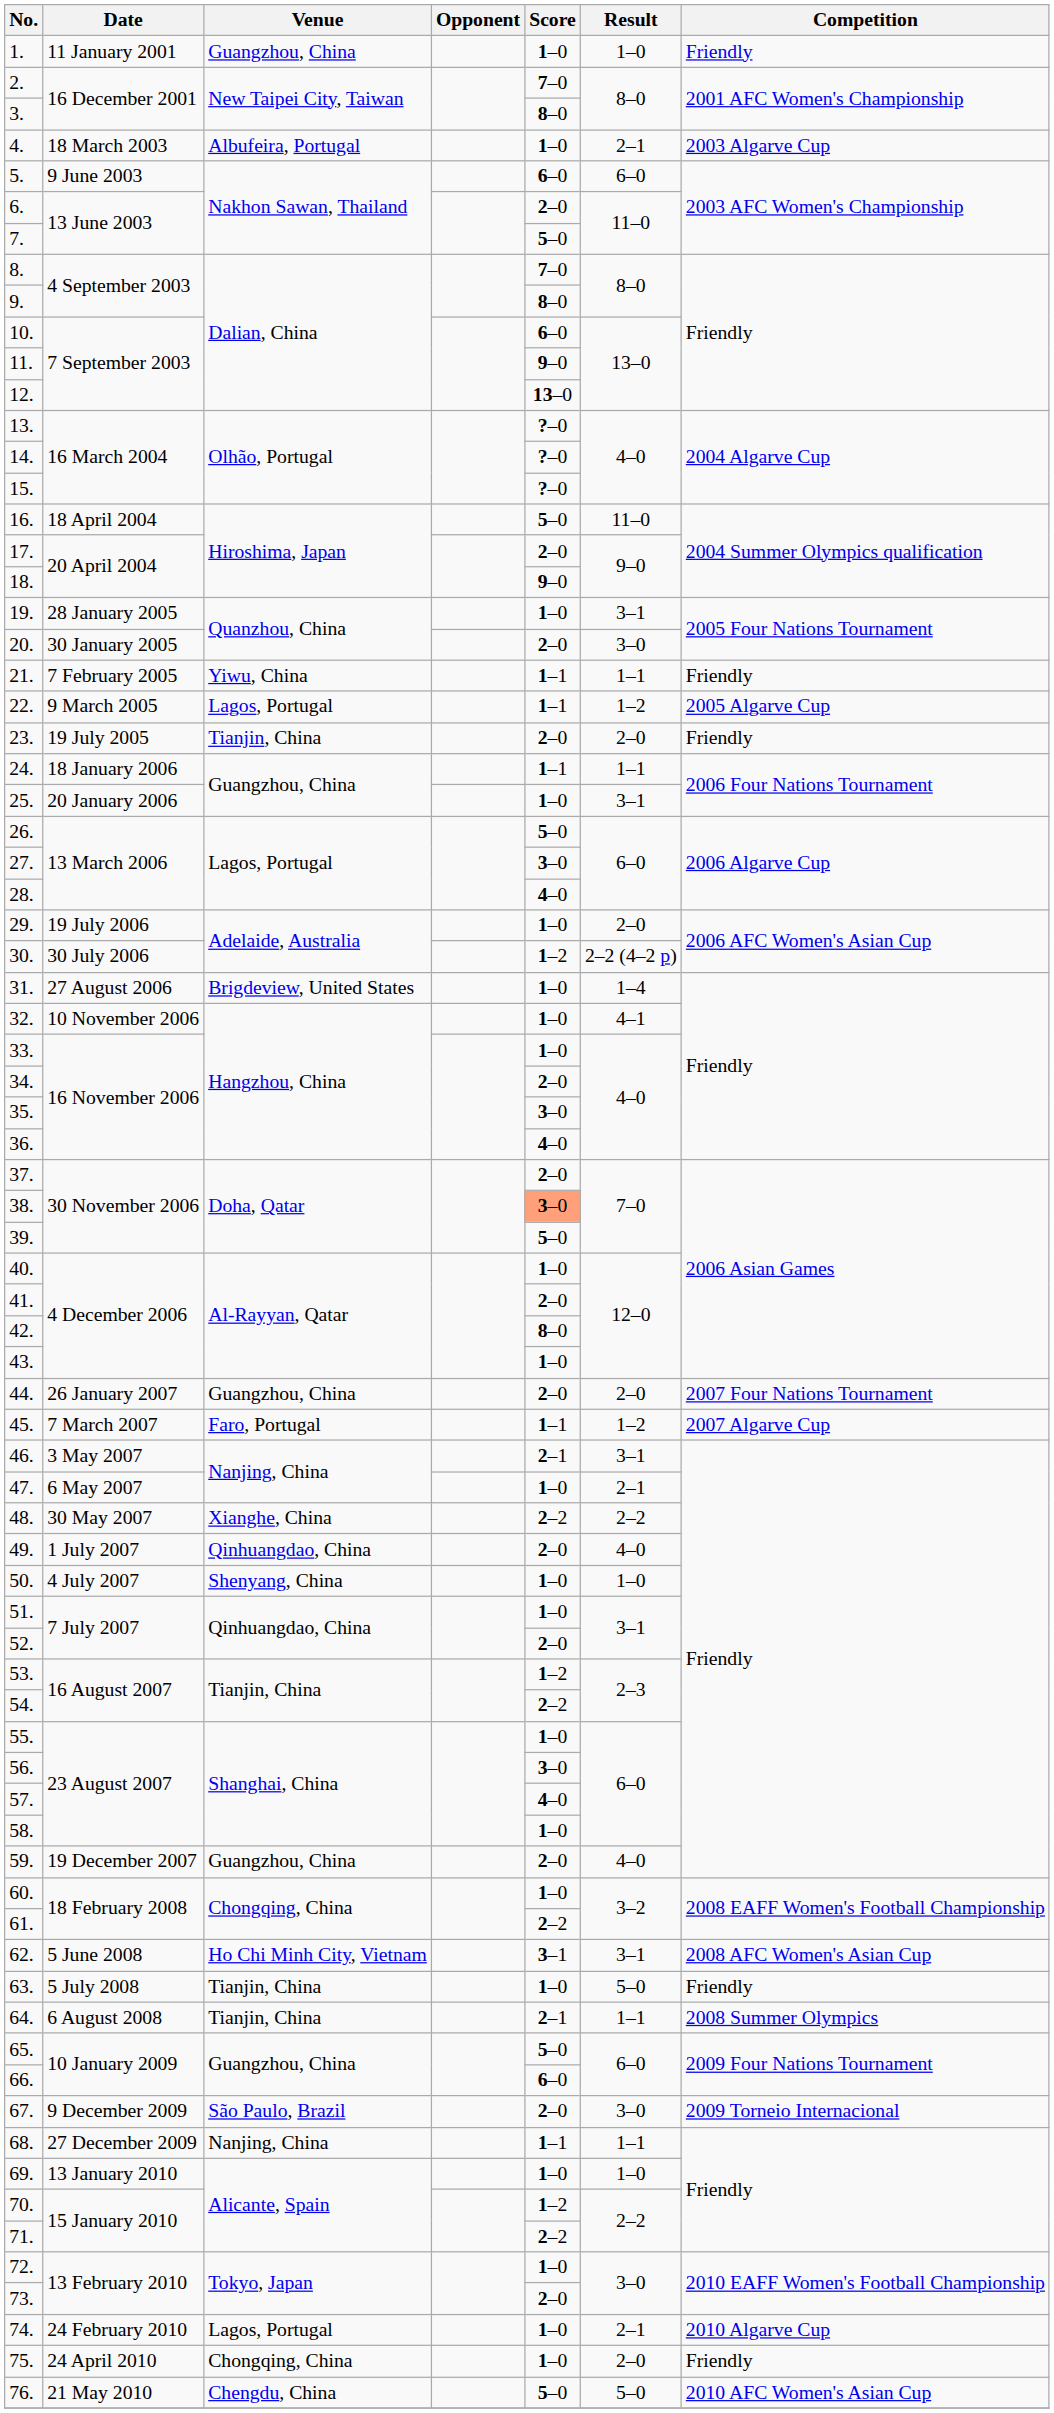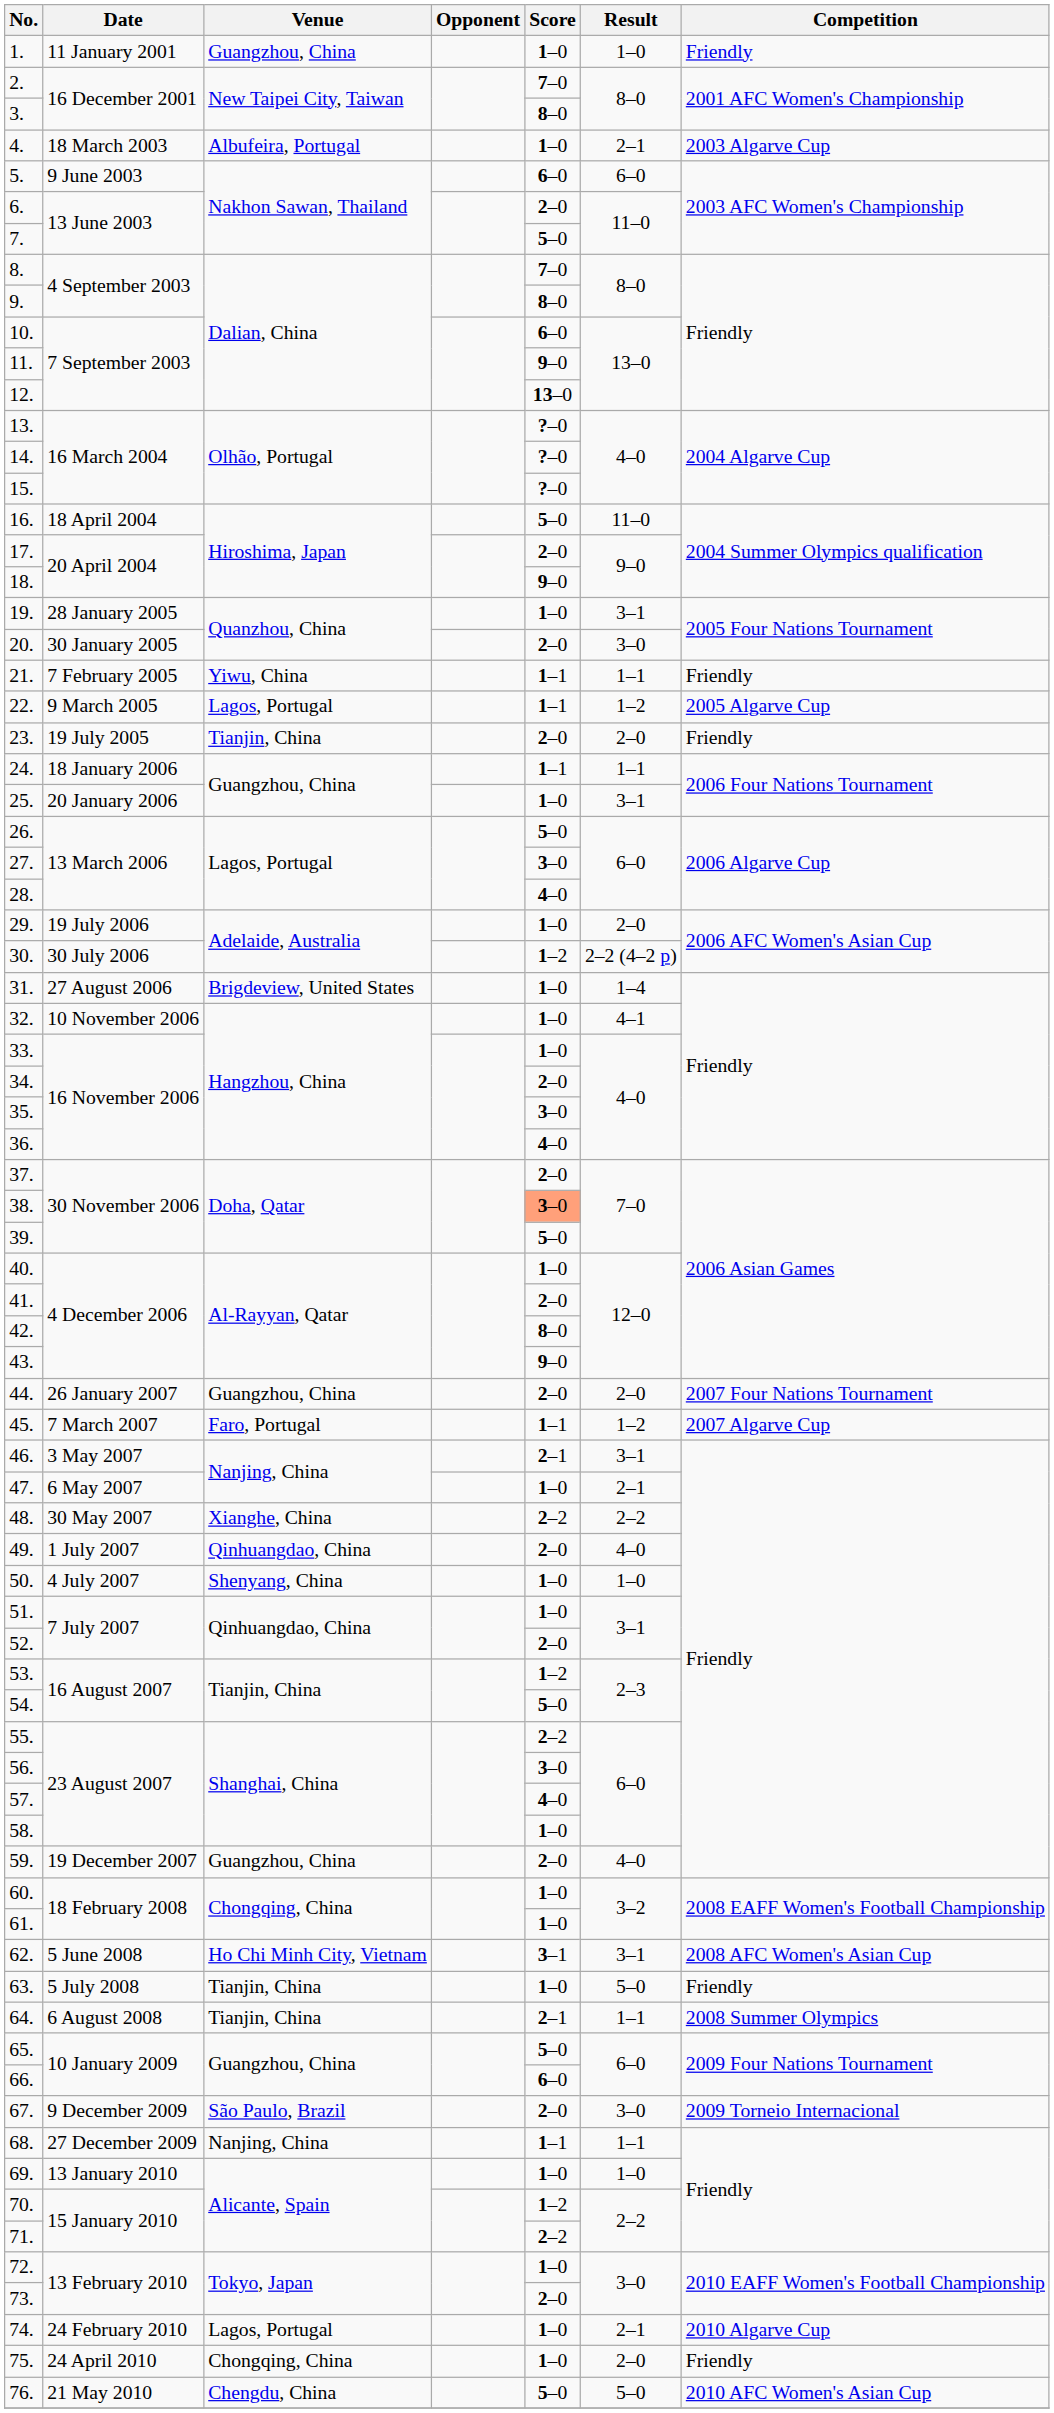(553, 1362) 1–0 -> (553, 1362) 9–0
(553, 1705) 2–2 -> (553, 1705) 5–0
(553, 1736) 1–0 -> (553, 1736) 2–2
(553, 1923) 2–2 -> (553, 1923) 1–0
